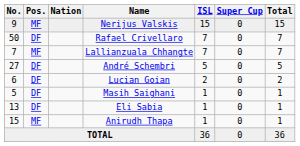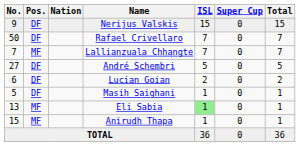(36, 25) MF -> (36, 25) DF
(36, 108) DF -> (36, 108) MF
(205, 108) no background -> (205, 108) lightgreen background
